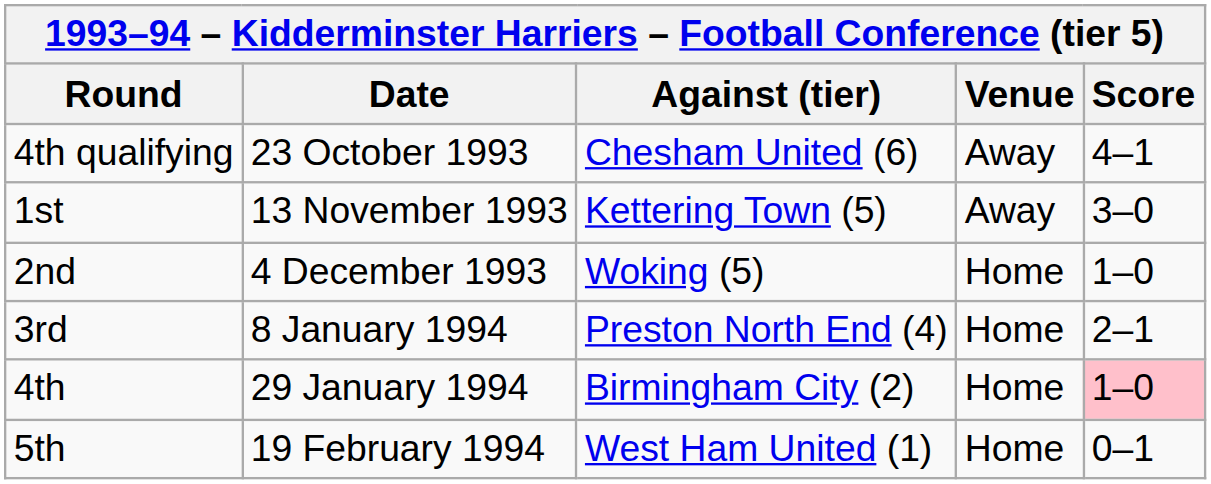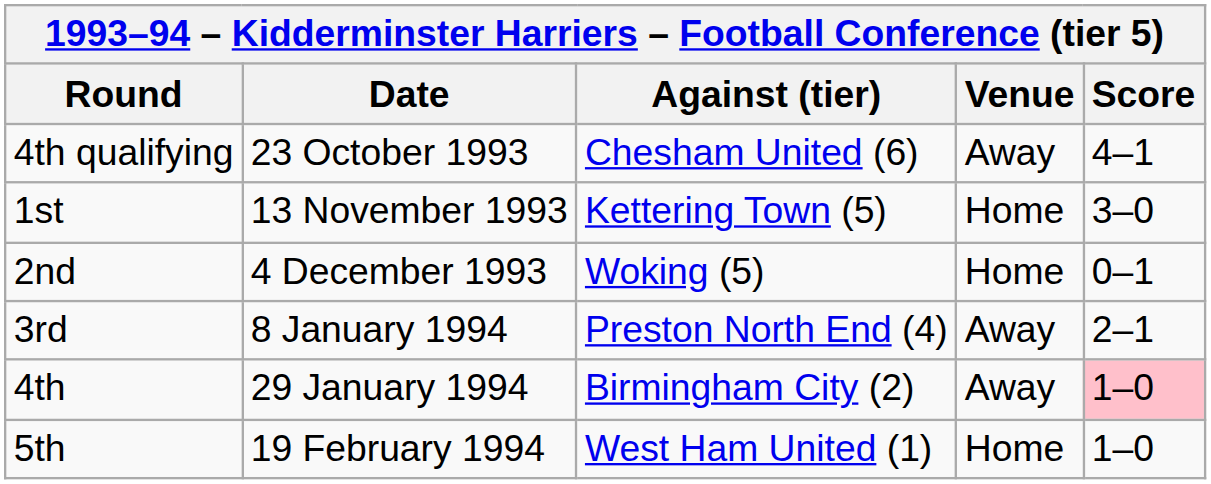(1010, 211) Away -> (1014, 211) Home
(1123, 270) 1–0 -> (1123, 270) 0–1
(1014, 329) Home -> (1010, 329) Away
(1014, 388) Home -> (1010, 388) Away
(1123, 447) 0–1 -> (1123, 447) 1–0
